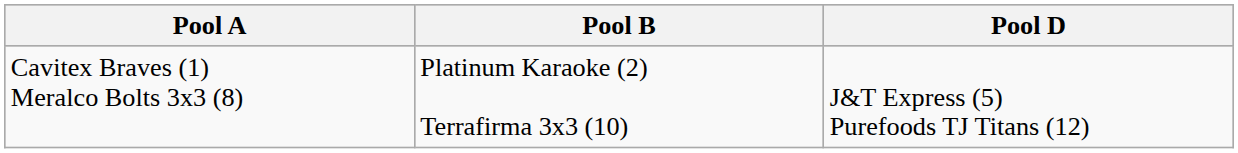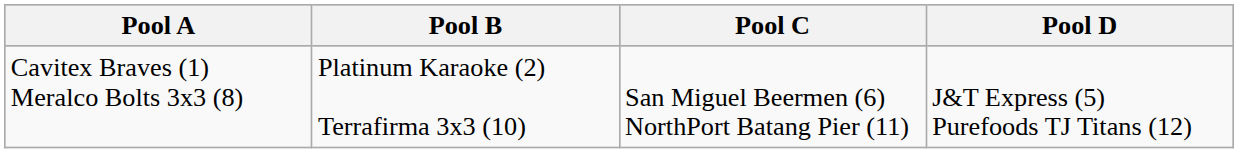+ column: (773, 25)
